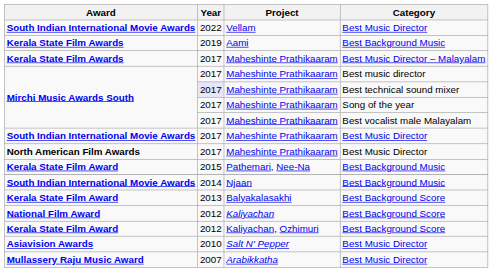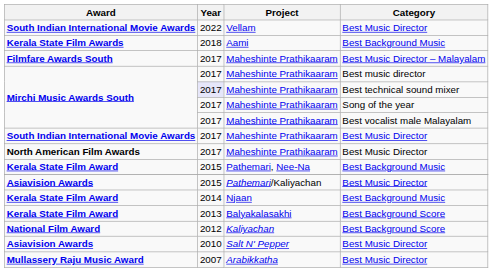(211, 43) 2019 -> (211, 43) 2018
(65, 59) Kerala State Film Awards -> (60, 59) Filmfare Awards South
+ row: (274, 183)
(101, 183) South Indian International Movie Awards -> (62, 198) Kerala State Film Award
- row: (272, 229)
